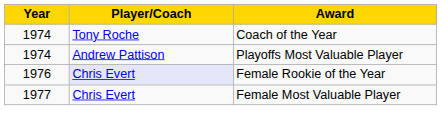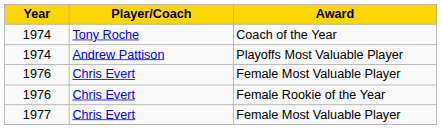+ row: (37, 74)
(104, 74) lavender background -> (104, 94) no background
